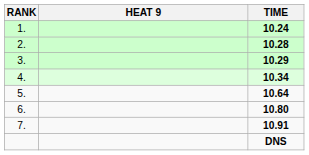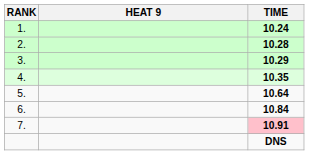(276, 77) 10.34 -> (276, 77) 10.35
(276, 110) 10.80 -> (276, 110) 10.84
(276, 126) no background -> (276, 126) pink background
